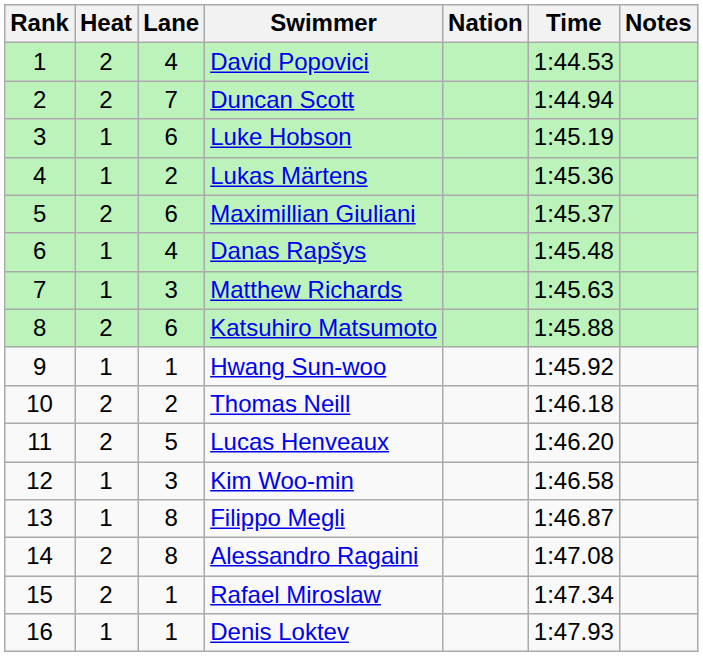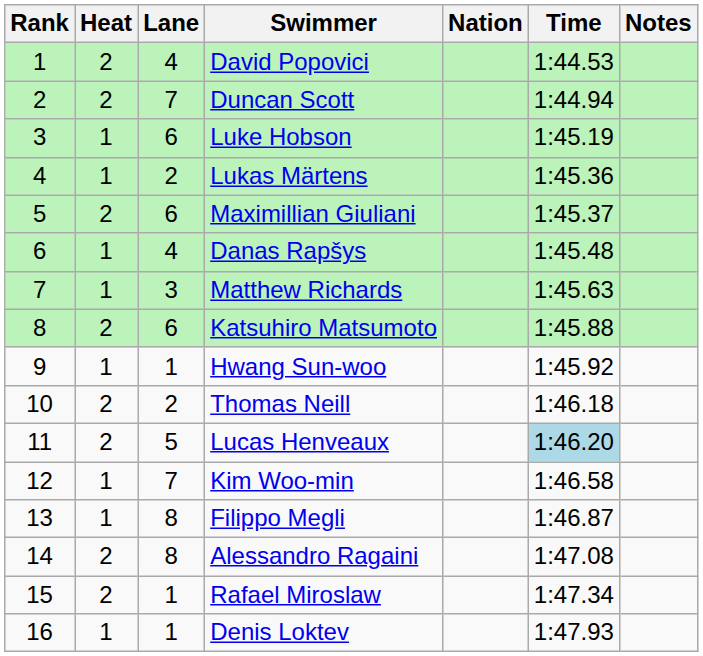(574, 442) no background -> (574, 442) lightblue background
(171, 480) 3 -> (171, 480) 7
